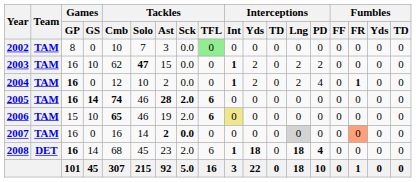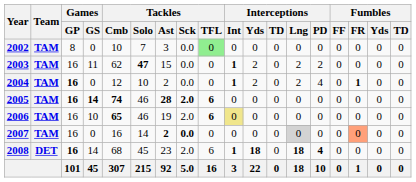(93, 64) 10 -> (93, 64) 11
(72, 116) 15 -> (72, 116) 16
